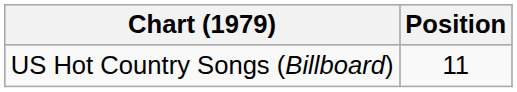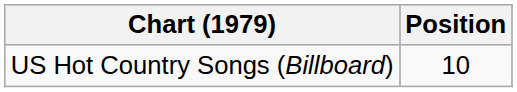(456, 65) 11 -> (456, 65) 10
